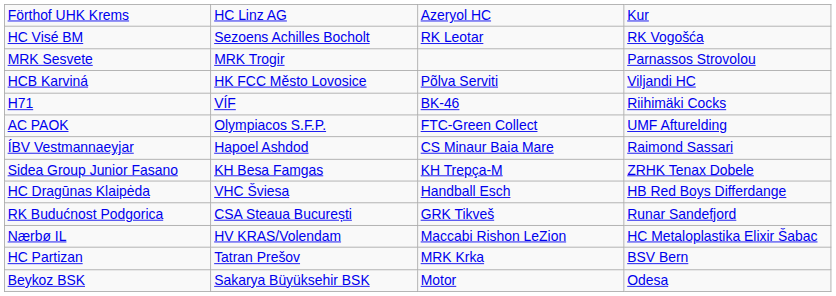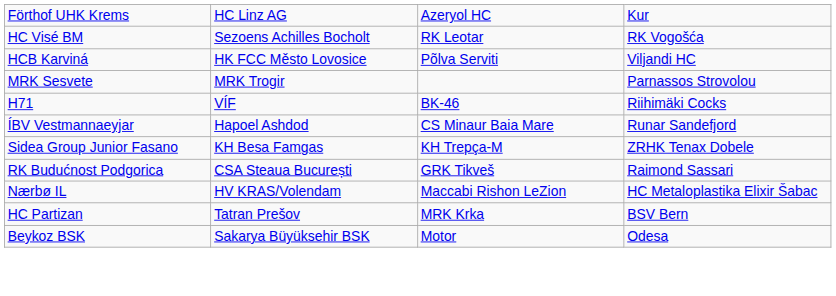rows swapped: (50, 59) <-> (48, 81)
- row: (38, 125)
(680, 147) Raimond Sassari -> (682, 125) Runar Sandefjord
- row: (79, 192)
(682, 214) Runar Sandefjord -> (680, 170) Raimond Sassari
